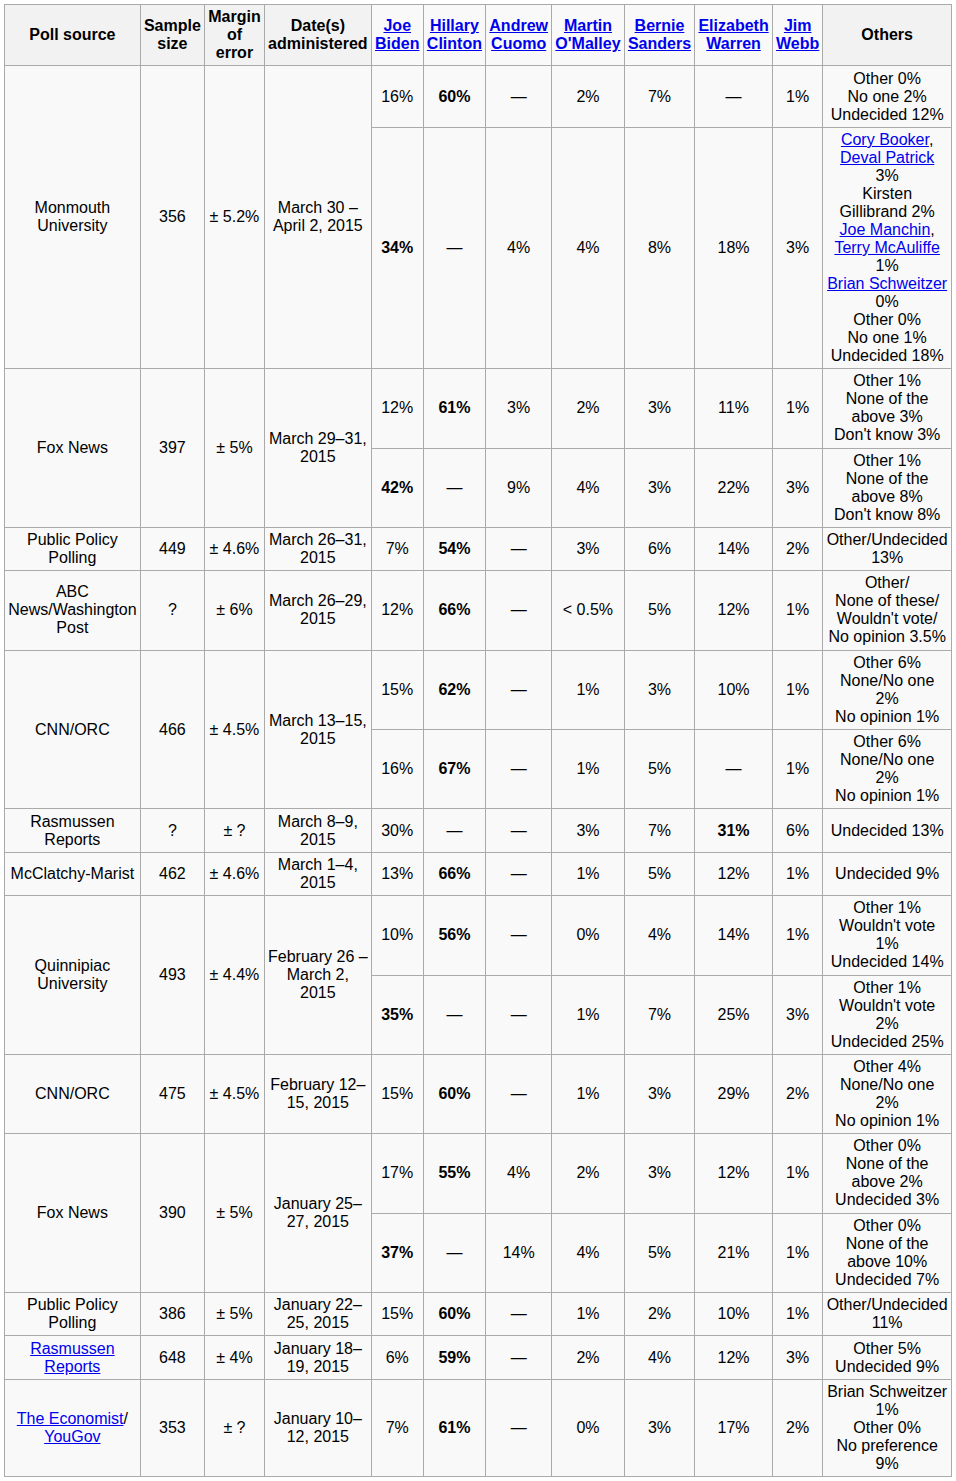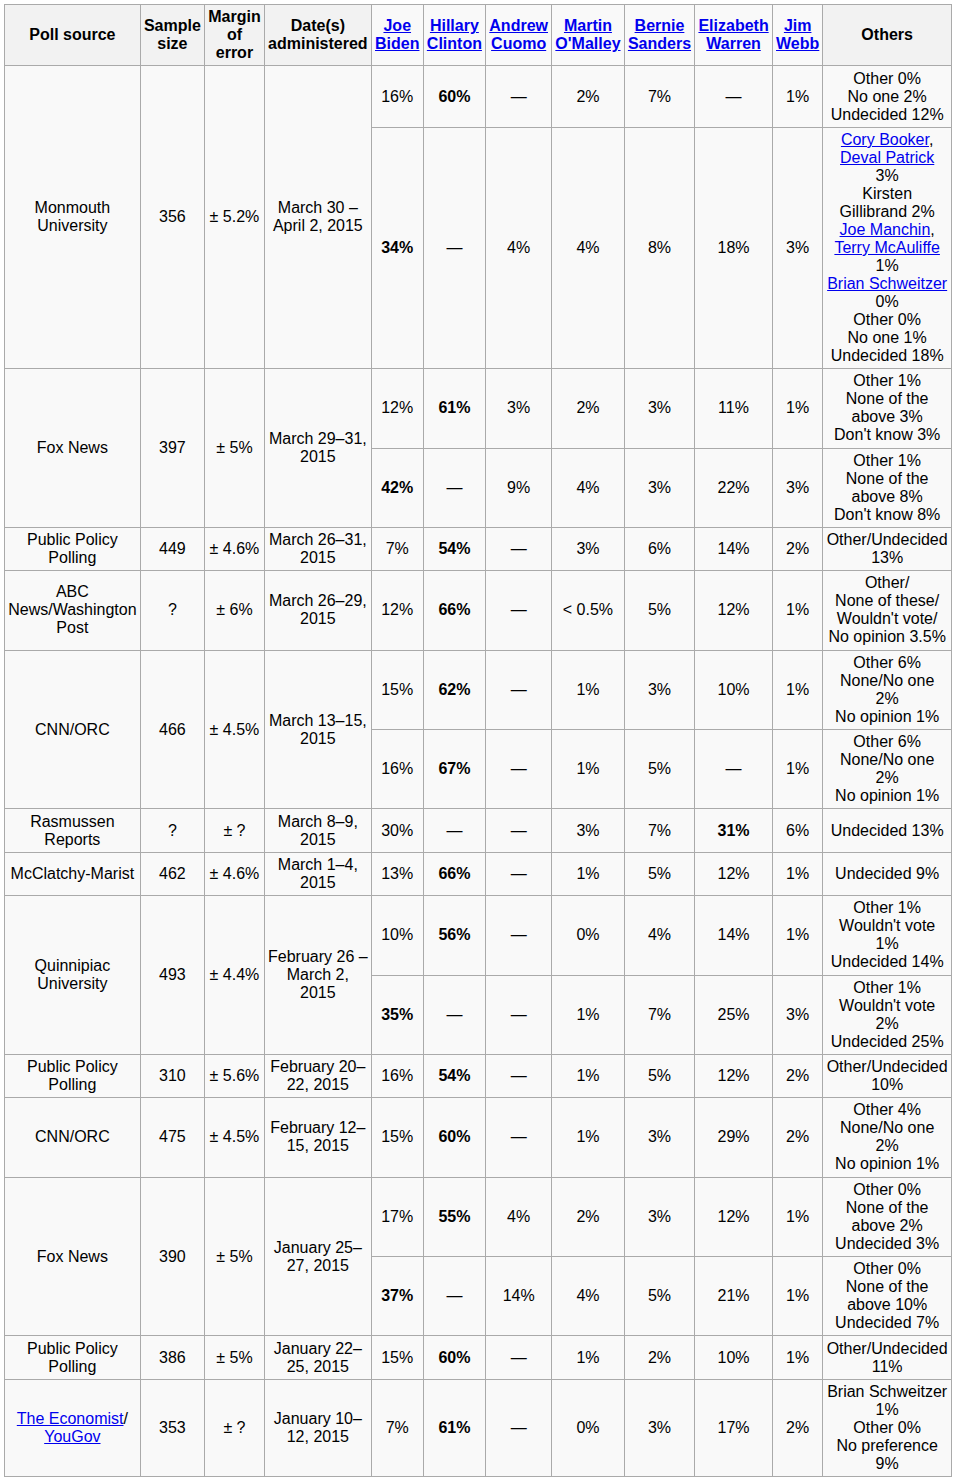+ row: (172, 1076)
- row: (172, 1357)
